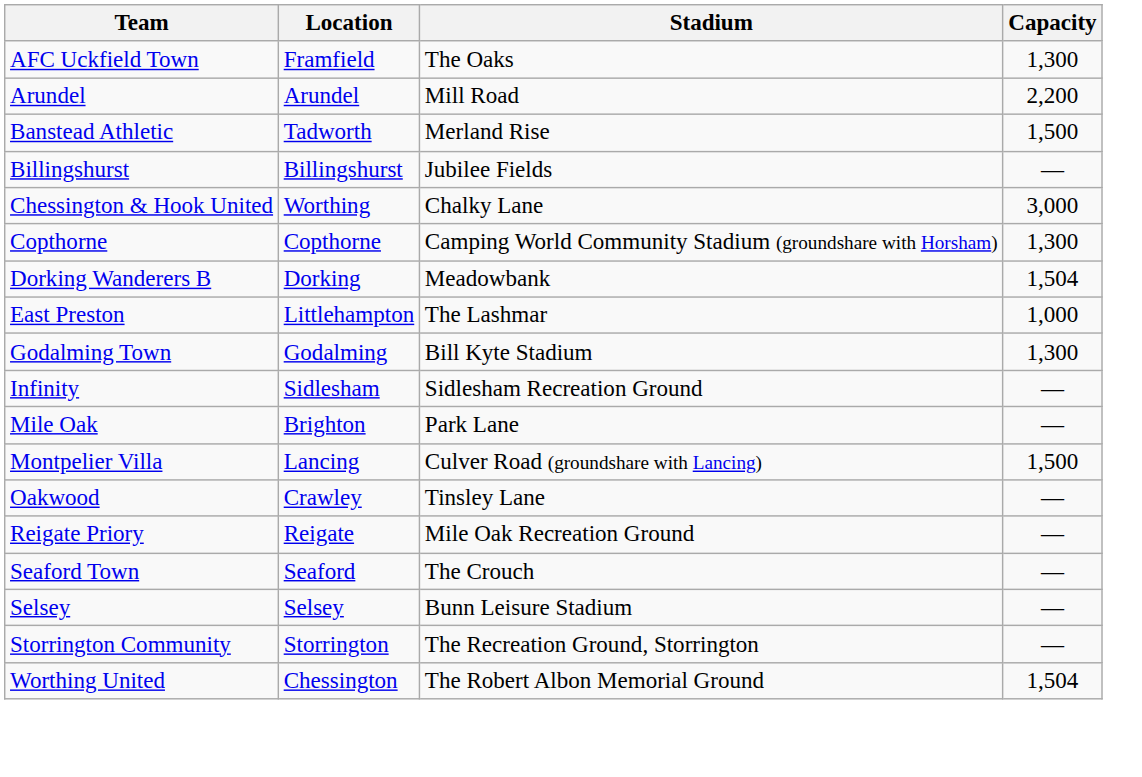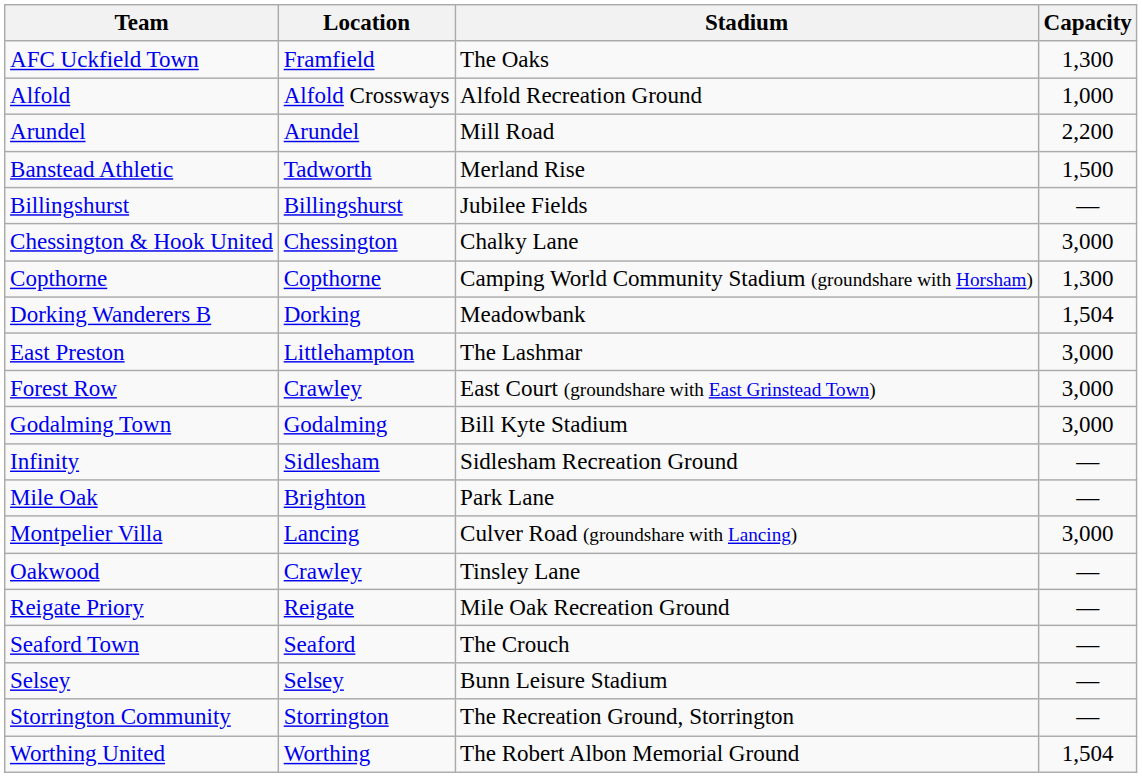+ row: (40, 95)
(327, 205) Worthing -> (341, 242) Chessington
(1052, 315) 1,000 -> (1088, 351) 3,000
+ row: (63, 388)
(1052, 351) 1,300 -> (1088, 424) 3,000
(1052, 461) 1,500 -> (1088, 534) 3,000
(341, 680) Chessington -> (327, 753) Worthing
